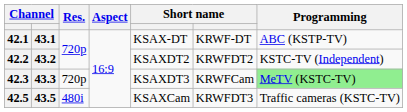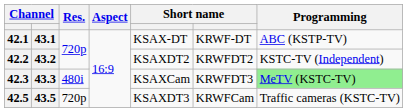(74, 78) 720p -> (73, 78) 480i
(161, 78) KSAXDT3 -> (162, 78) KSAXCam
(225, 78) KRWFCam -> (225, 78) KRWFDT3
(73, 98) 480i -> (74, 98) 720p
(162, 98) KSAXCam -> (161, 98) KSAXDT3
(225, 98) KRWFDT3 -> (225, 98) KRWFCam
